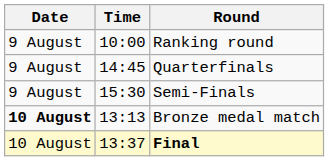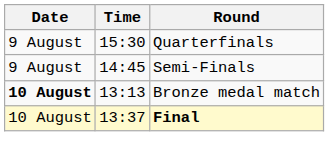- row: (213, 42)
(122, 68) 14:45 -> (122, 42) 15:30
(122, 93) 15:30 -> (122, 68) 14:45
